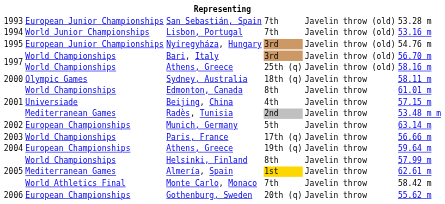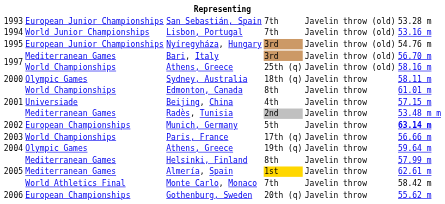(71, 56) World Championships -> (71, 56) Mediterranean Games
(415, 125) normal -> (415, 125) bold
(78, 148) European Championships -> (56, 148) Olympic Games
(71, 160) World Championships -> (71, 160) Mediterranean Games
